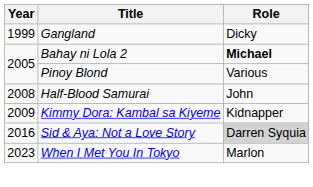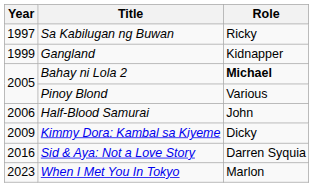+ row: (107, 34)
(241, 34) Dicky -> (255, 53) Kidnapper
(21, 93) 2008 -> (21, 113) 2006
(255, 113) Kidnapper -> (241, 133) Dicky
(266, 133) lightgrey background -> (266, 152) no background
